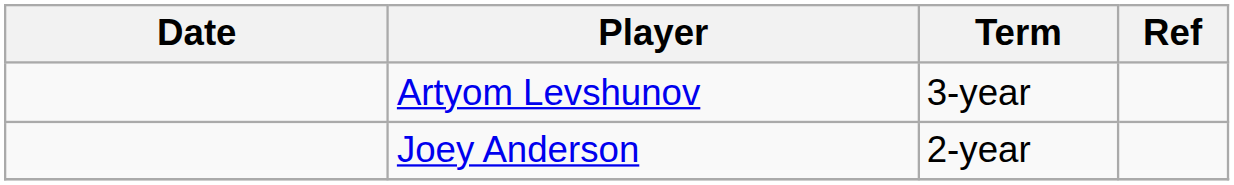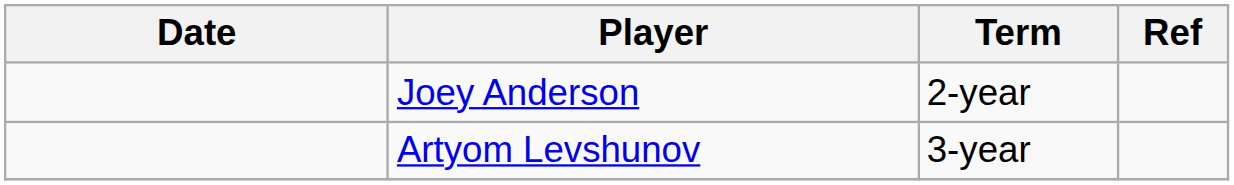rows swapped: (518, 149) <-> (549, 91)
